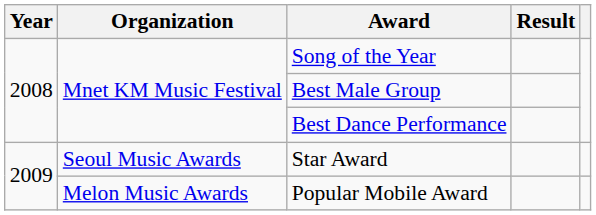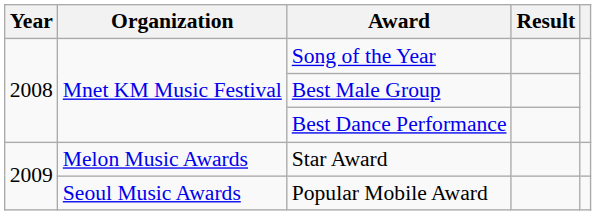(152, 158) Seoul Music Awards -> (155, 158) Melon Music Awards
(155, 192) Melon Music Awards -> (152, 192) Seoul Music Awards
